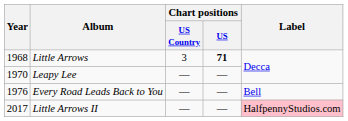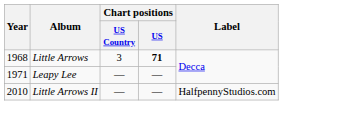(17, 74) 1970 -> (17, 74) 1971
- row: (98, 91)
(17, 108) 2017 -> (17, 91) 2010
(292, 108) pink background -> (227, 91) no background
